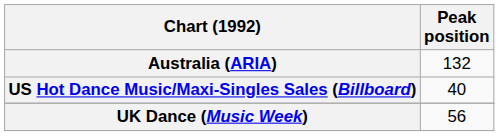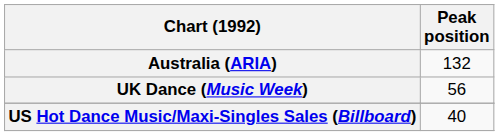rows swapped: (212, 116) <-> (212, 90)
